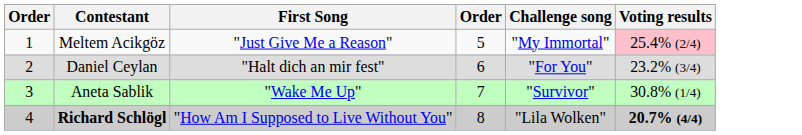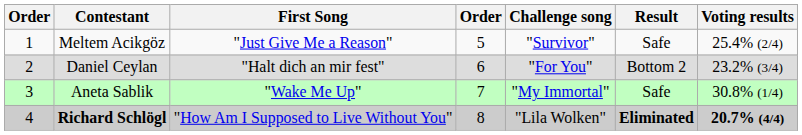+ column: (656, 17)
(560, 42) "My Immortal" -> (560, 42) "Survivor"
(665, 42) pink background -> (748, 42) no background
(560, 92) "Survivor" -> (560, 92) "My Immortal"
